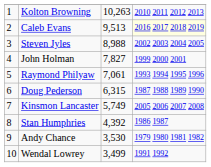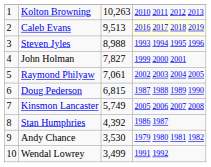(169, 43) 2002 2003 2004 2005 -> (169, 43) 1993 1994 1995 1996
(169, 75) 1993 1994 1995 1996 -> (169, 75) 2002 2003 2004 2005
(114, 91) 6,315 -> (114, 91) 6,815
